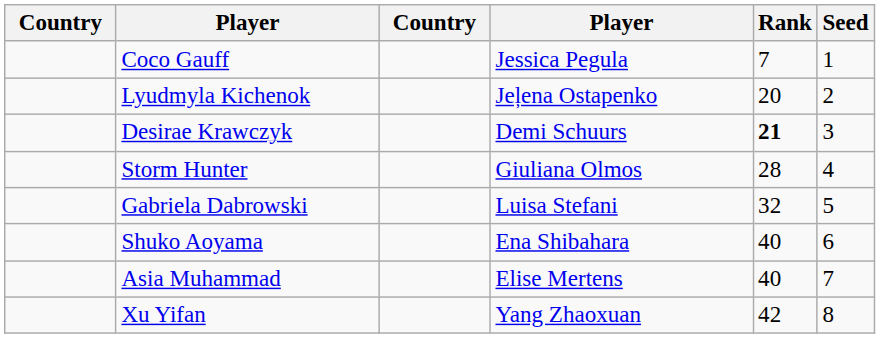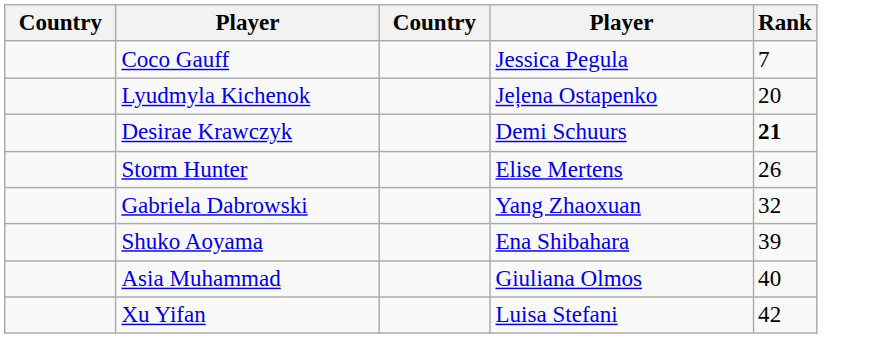- column: (846, 22)
(569, 168) Giuliana Olmos -> (559, 168) Elise Mertens
(770, 168) 28 -> (770, 168) 26
(557, 205) Luisa Stefani -> (568, 205) Yang Zhaoxuan
(770, 242) 40 -> (770, 242) 39
(559, 278) Elise Mertens -> (569, 278) Giuliana Olmos
(568, 315) Yang Zhaoxuan -> (557, 315) Luisa Stefani
